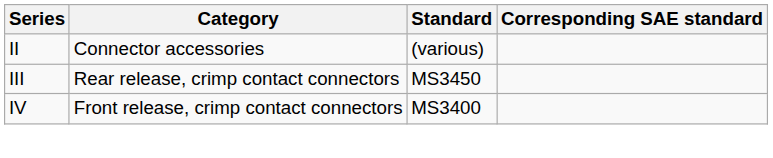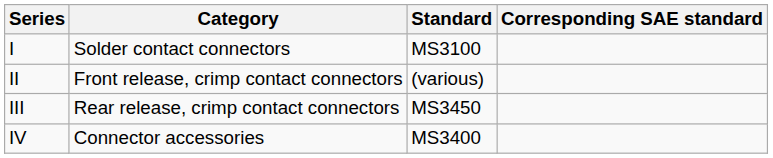+ row: (12, 49)
(169, 49) Connector accessories -> (238, 78) Front release, crimp contact connectors
(238, 108) Front release, crimp contact connectors -> (169, 138) Connector accessories
